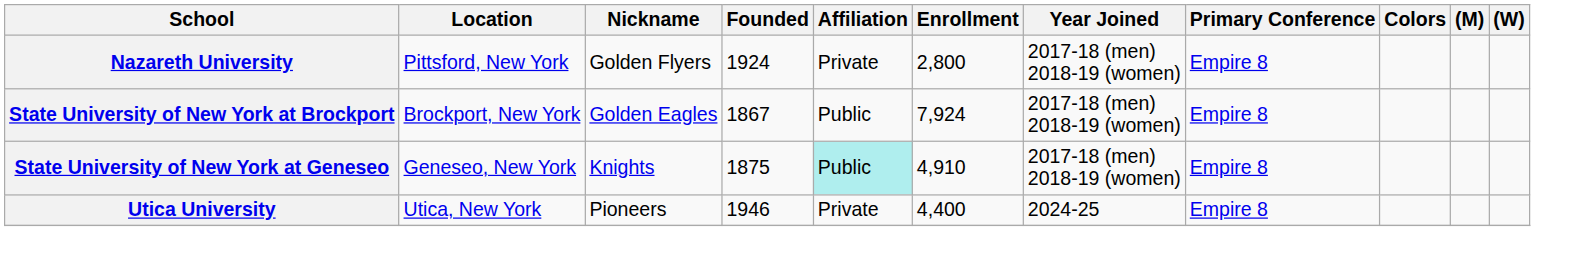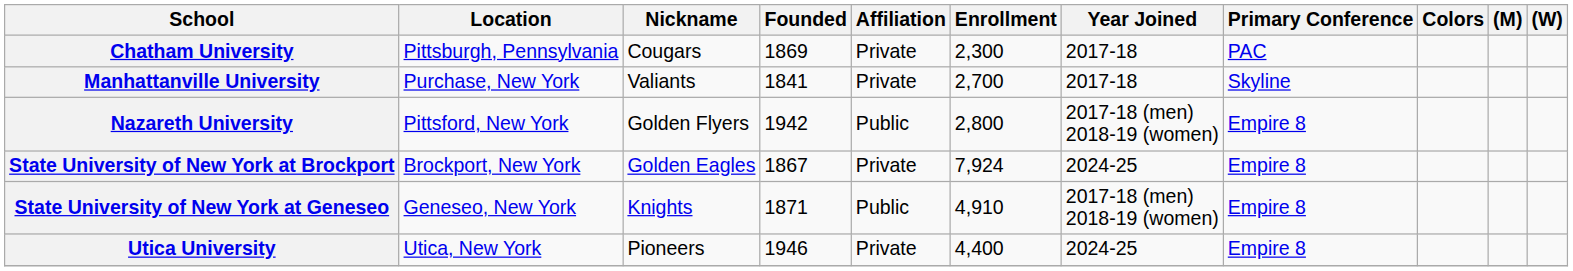+ row: (202, 50)
+ row: (202, 81)
(748, 61) 1924 -> (786, 123) 1942
(848, 61) Private -> (882, 123) Public
(844, 114) Public -> (886, 165) Private
(1104, 114) 2017-18 (men) 2018-19 (women) -> (1102, 165) 2024-25
(748, 167) 1875 -> (786, 207) 1871
(844, 167) paleturquoise background -> (882, 207) no background
